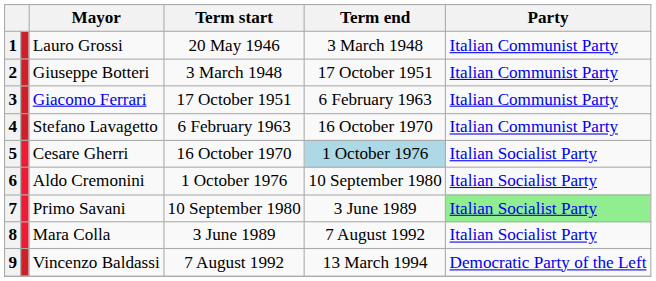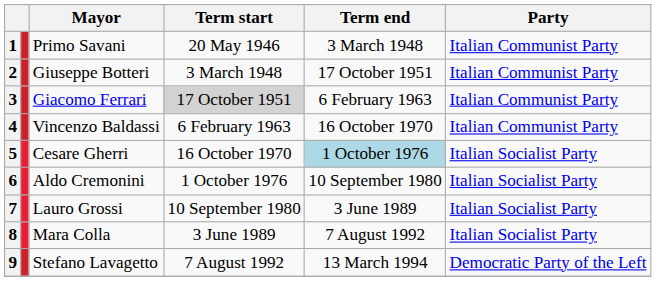(78, 45) Lauro Grossi -> (79, 45) Primo Savani
(234, 99) no background -> (234, 99) lightgrey background
(95, 126) Stefano Lavagetto -> (96, 126) Vincenzo Baldassi
(79, 208) Primo Savani -> (78, 208) Lauro Grossi
(523, 208) lightgreen background -> (523, 208) no background
(96, 262) Vincenzo Baldassi -> (95, 262) Stefano Lavagetto
